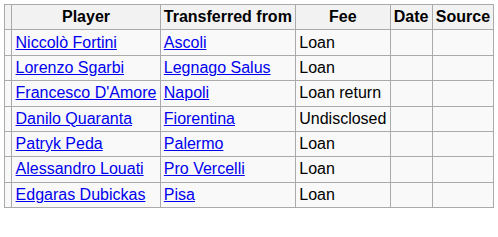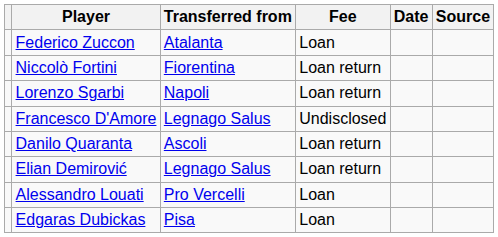+ row: (75, 42)
(185, 42) Ascoli -> (199, 67) Fiorentina
(317, 42) Loan -> (340, 67) Loan return
(217, 67) Legnago Salus -> (186, 93) Napoli
(317, 67) Loan -> (340, 93) Loan return
(186, 93) Napoli -> (217, 118) Legnago Salus
(340, 93) Loan return -> (343, 118) Undisclosed
(199, 118) Fiorentina -> (185, 144) Ascoli
(343, 118) Undisclosed -> (340, 144) Loan return
+ row: (71, 169)
- row: (59, 144)
